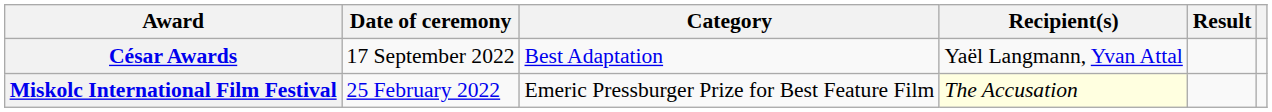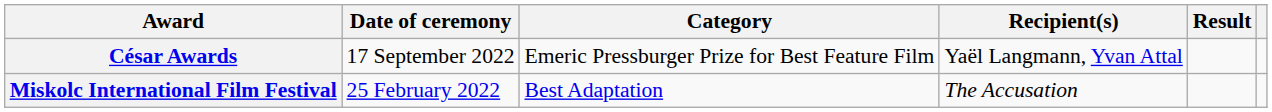(594, 55) Best Adaptation -> (729, 55) Emeric Pressburger Prize for Best Feature Film
(729, 90) Emeric Pressburger Prize for Best Feature Film -> (594, 90) Best Adaptation
(1011, 90) lightyellow background -> (1011, 90) no background
